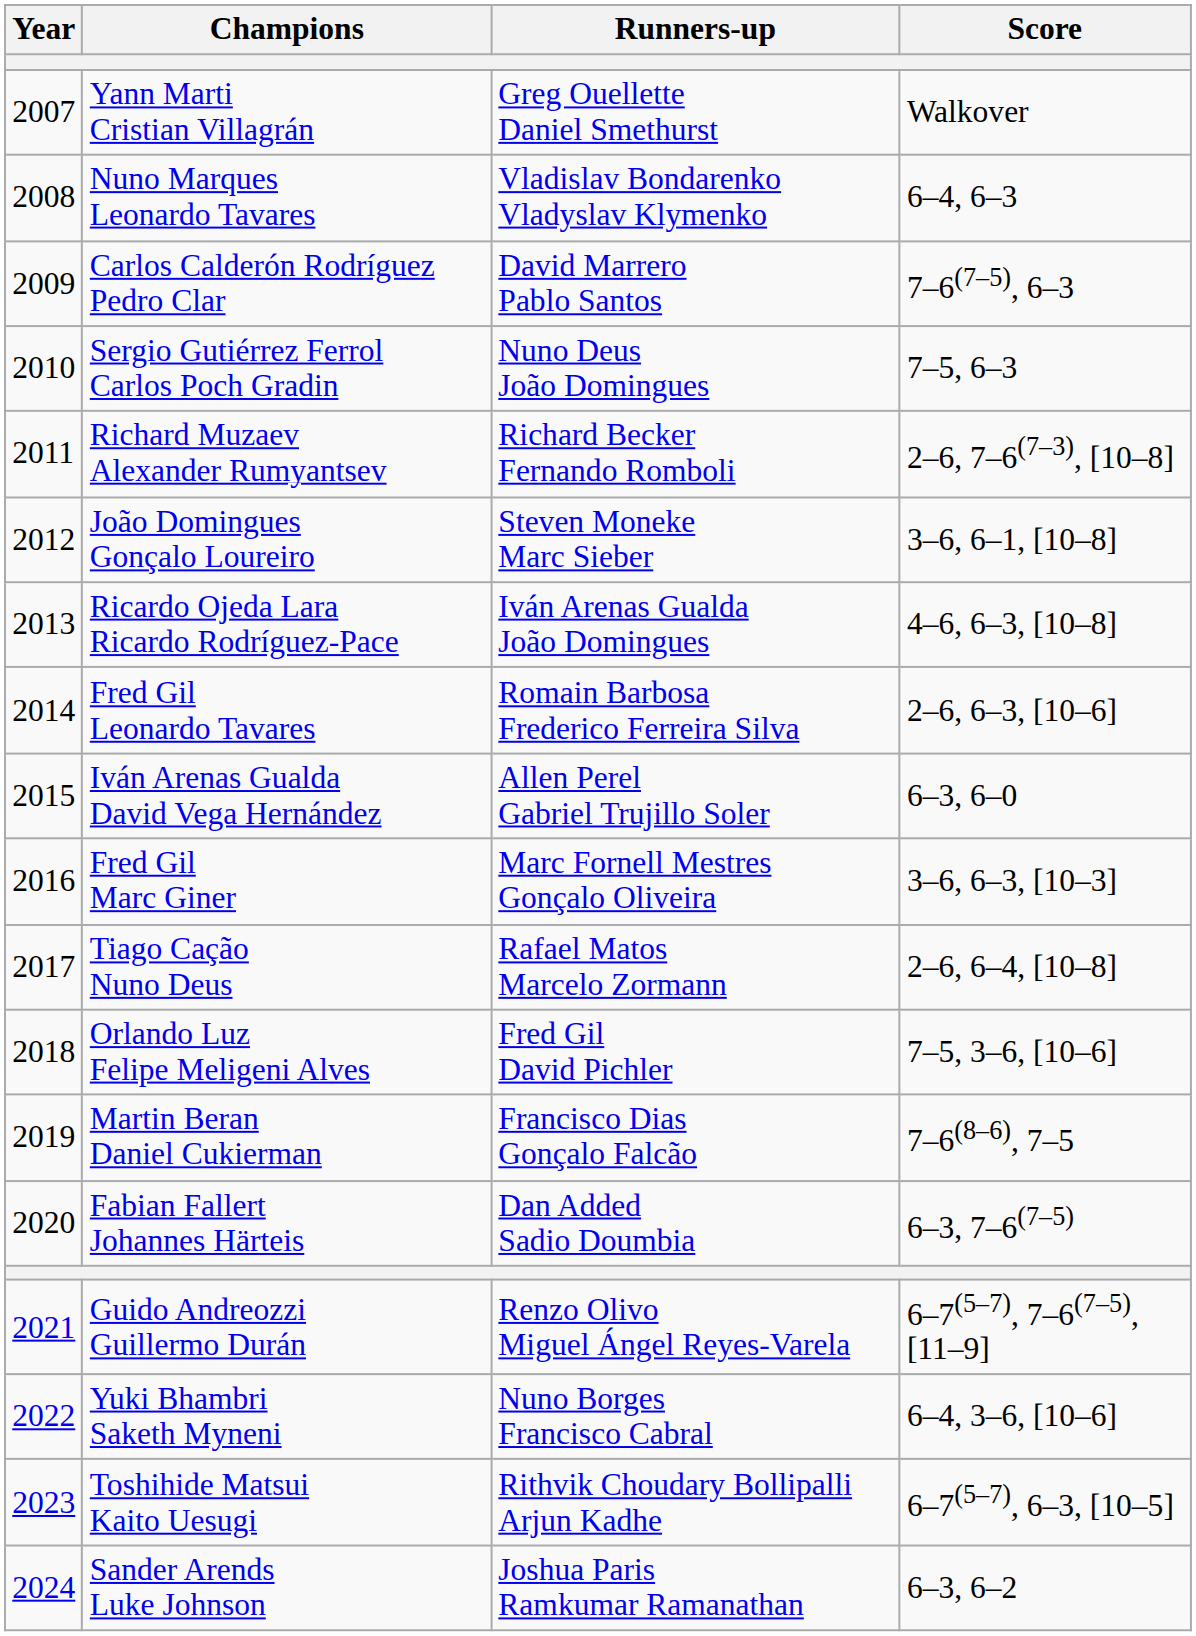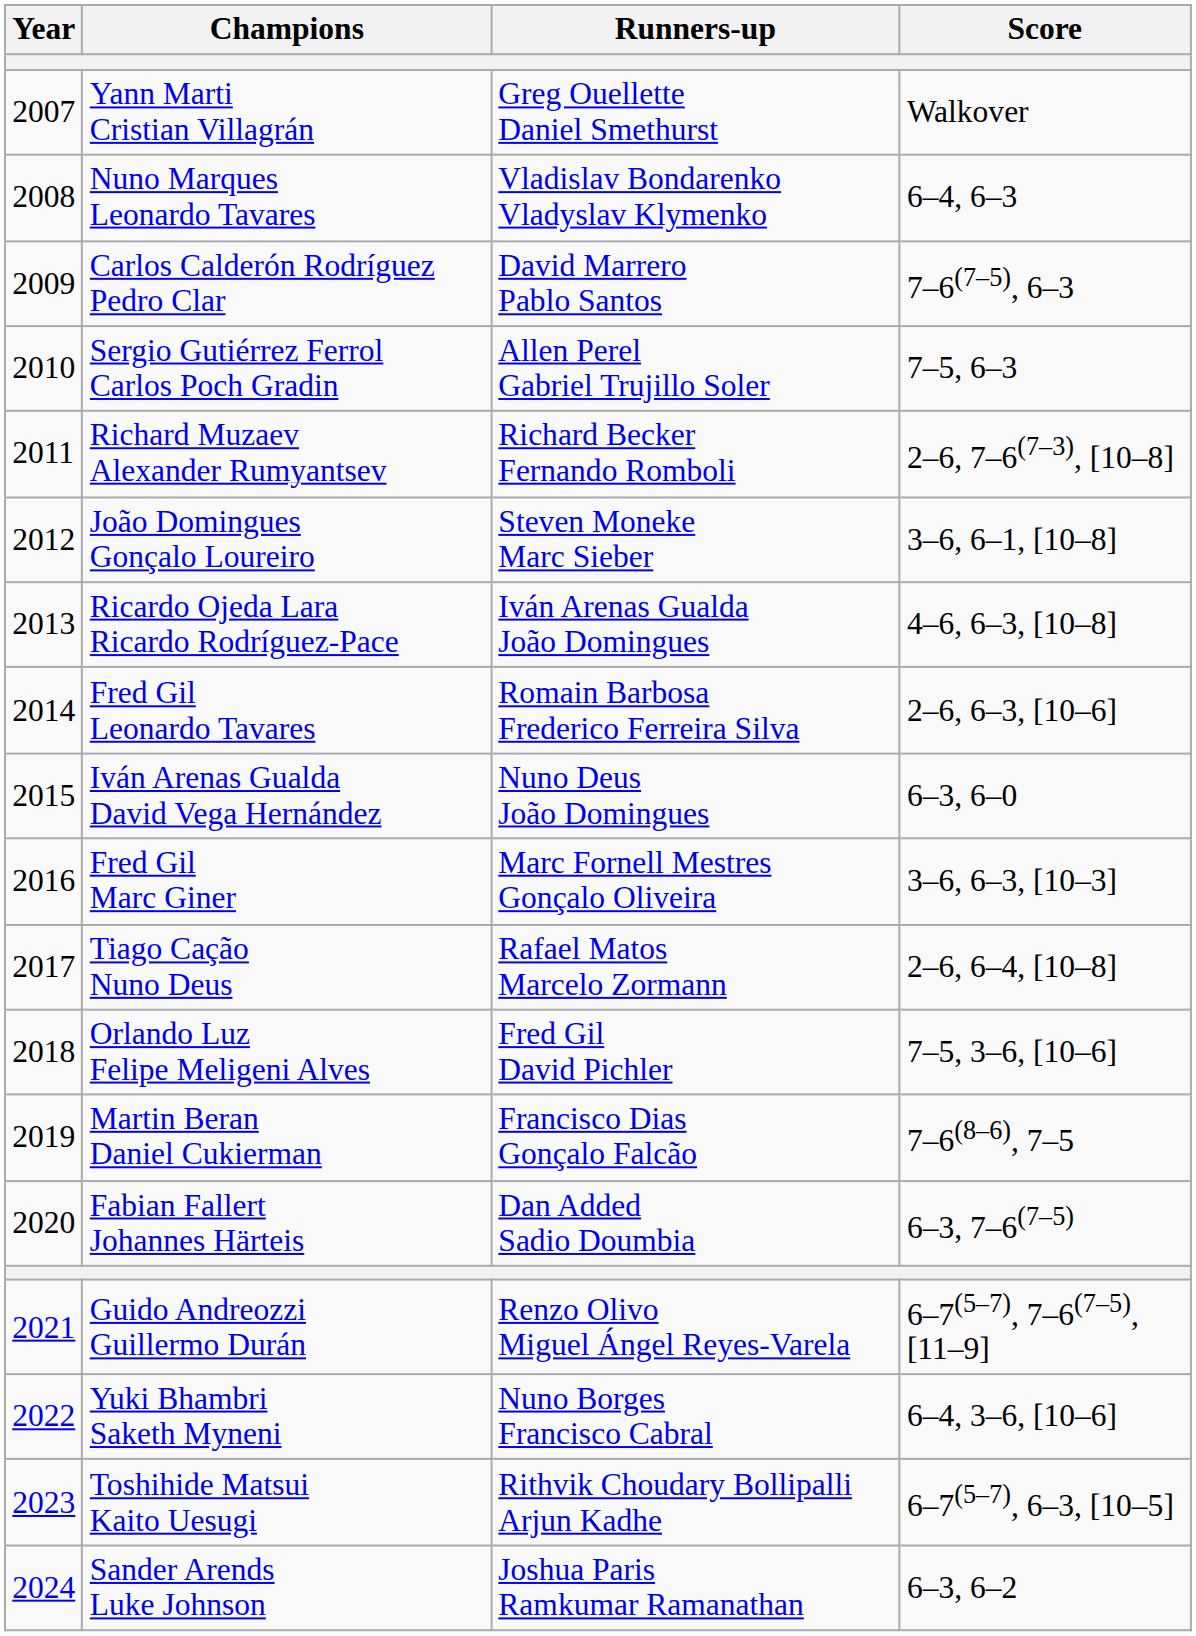(604, 368) Nuno Deus João Domingues -> (634, 368) Allen Perel Gabriel Trujillo Soler
(634, 795) Allen Perel Gabriel Trujillo Soler -> (604, 795) Nuno Deus João Domingues
